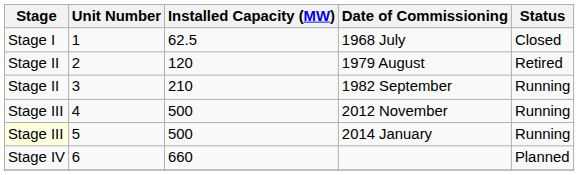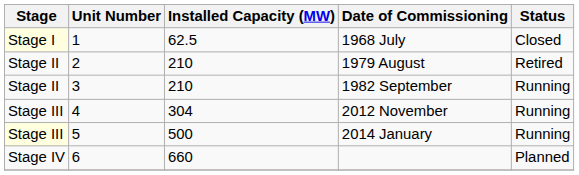(31, 39) no background -> (31, 39) lightyellow background
(180, 63) 120 -> (180, 63) 210
(180, 110) 500 -> (180, 110) 304
